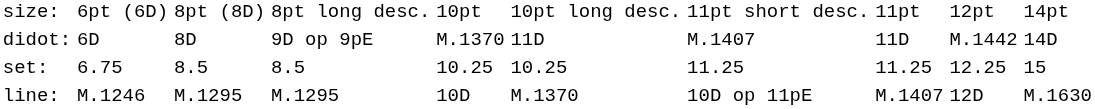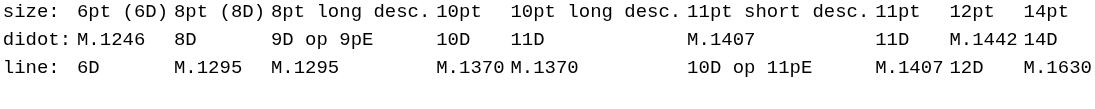(88, 40) 6D -> (111, 40) M.1246
(470, 40) M.1370 -> (453, 40) 10D
- row: (26, 68)
(111, 96) M.1246 -> (88, 68) 6D
(453, 96) 10D -> (470, 68) M.1370
